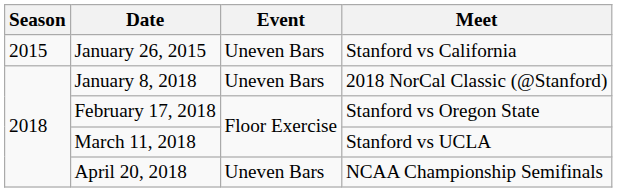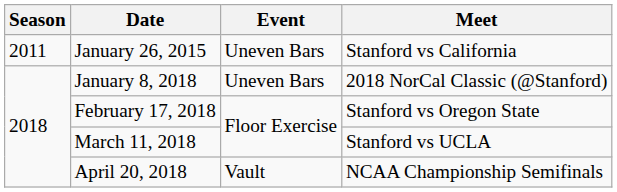(28, 50) 2015 -> (28, 50) 2011
(274, 171) Uneven Bars -> (245, 171) Vault
